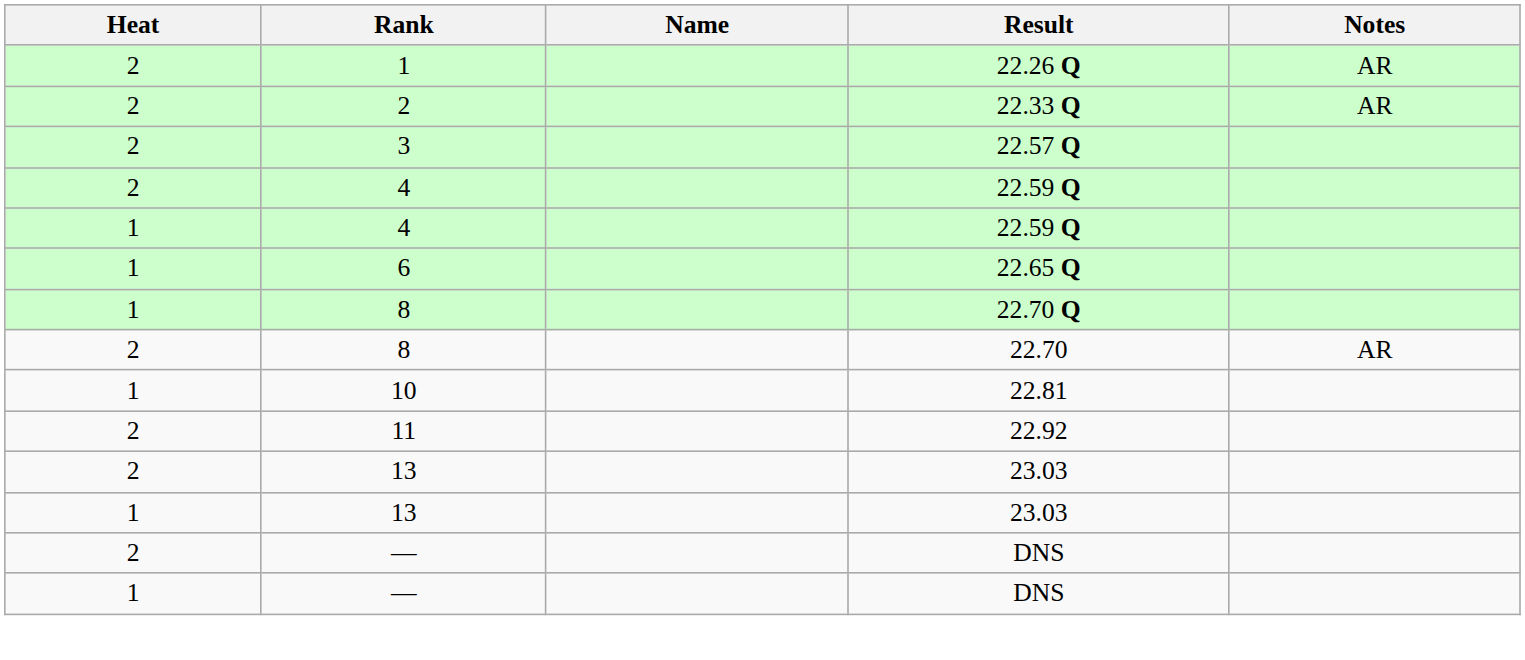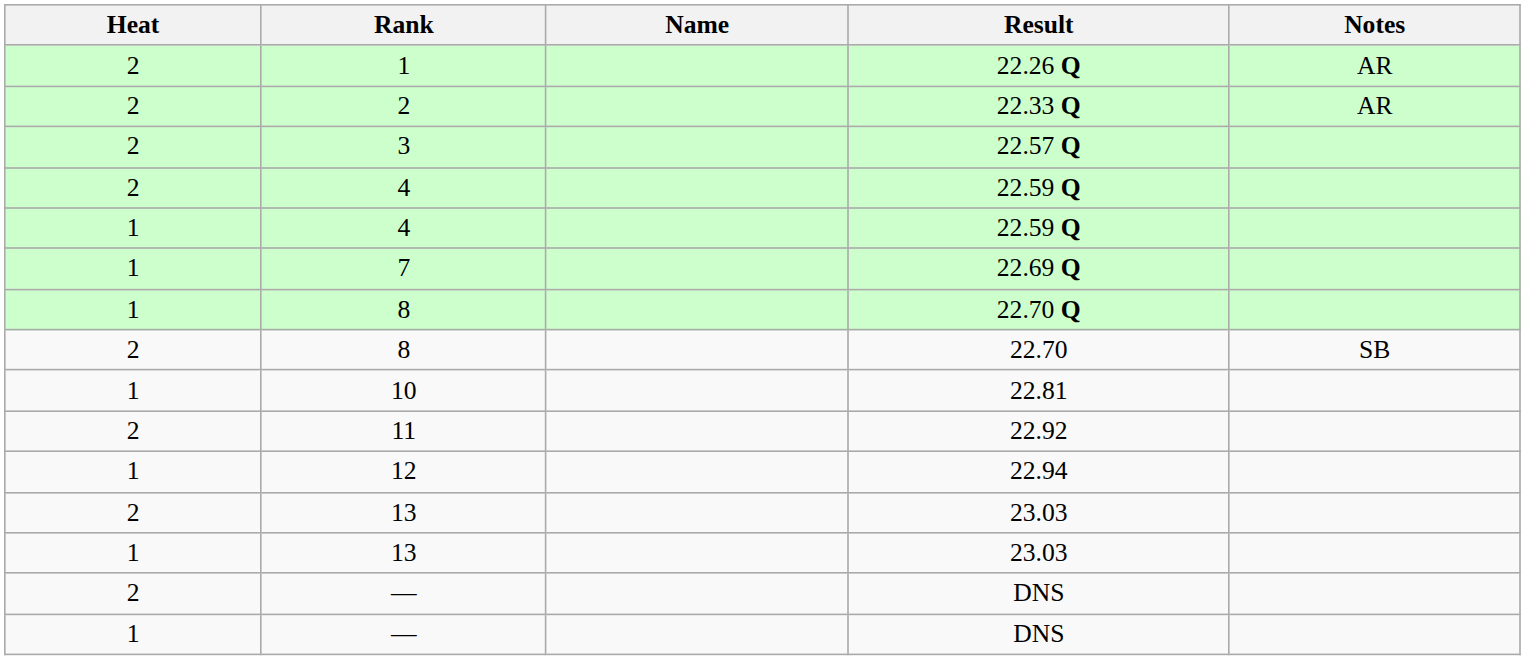- row: (133, 268)
+ row: (133, 268)
(1375, 349) AR -> (1375, 349) SB
+ row: (133, 471)
